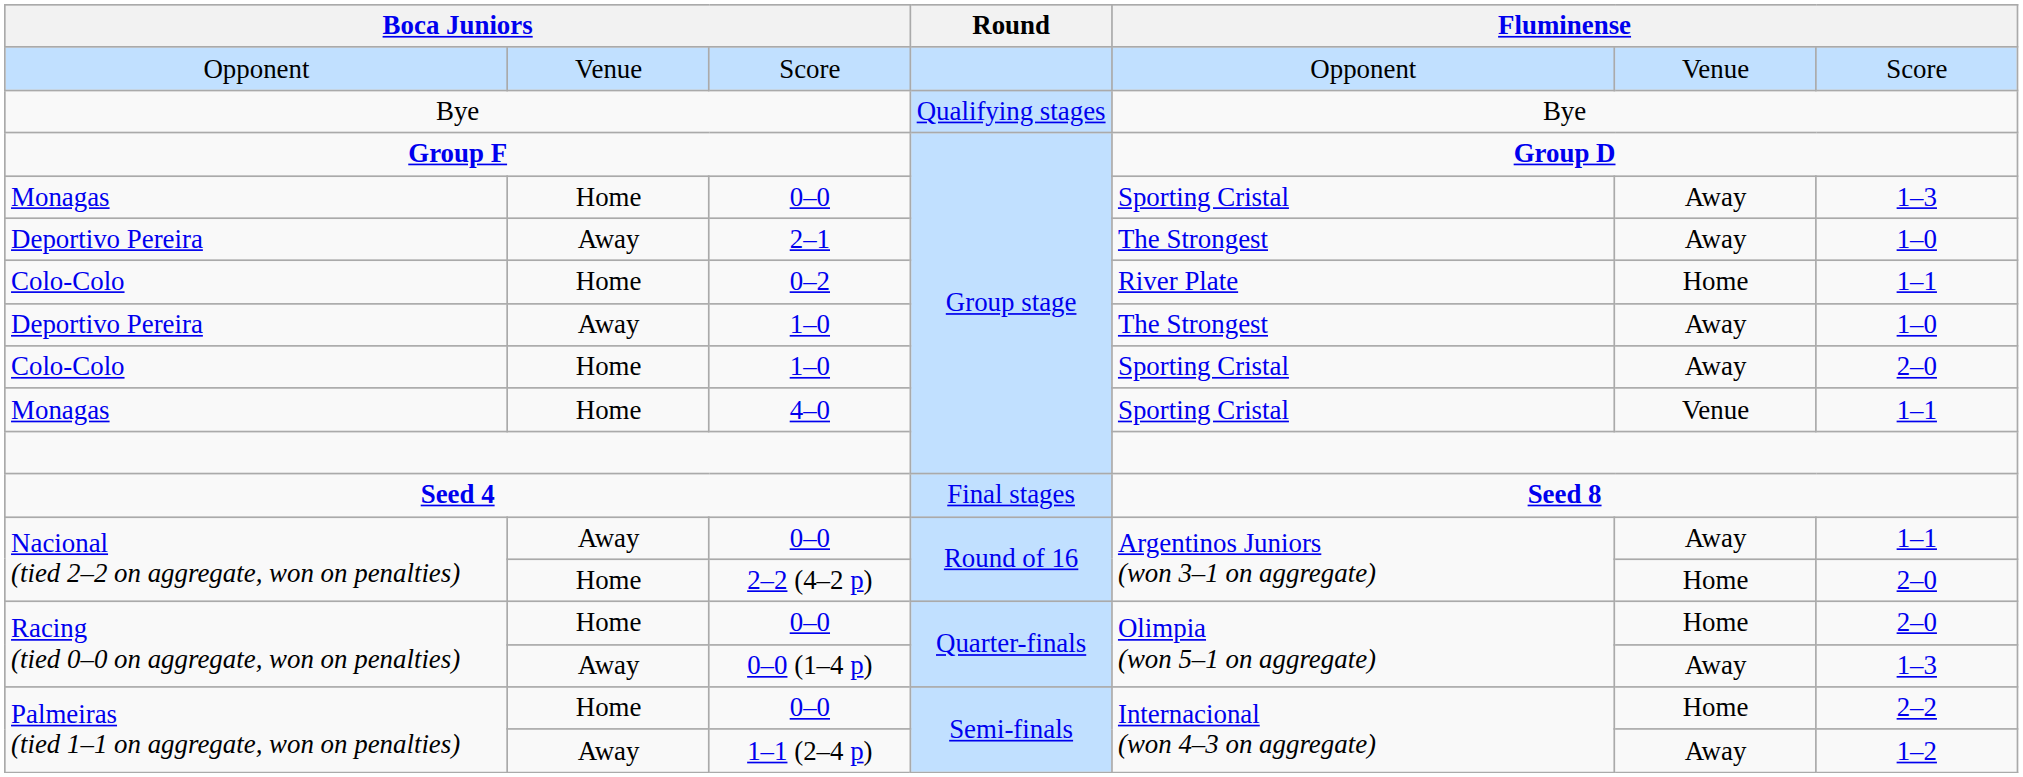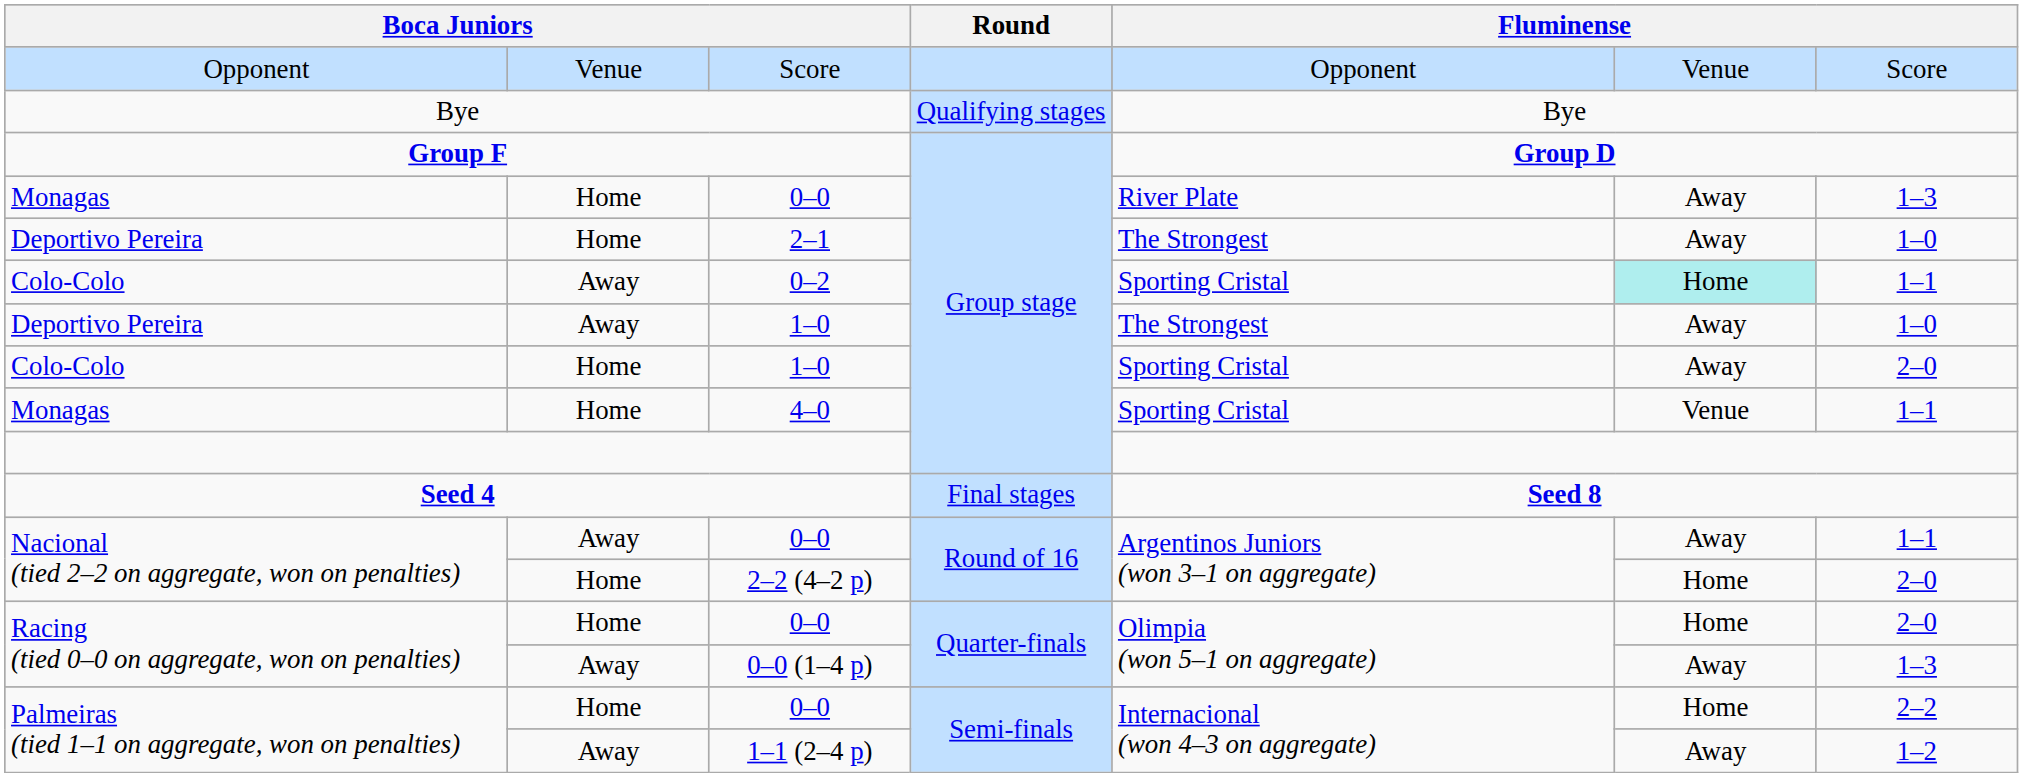(1203, 196) Sporting Cristal -> (1178, 196) River Plate
(609, 238) Away -> (609, 238) Home
(609, 281) Home -> (609, 281) Away
(1178, 281) River Plate -> (1203, 281) Sporting Cristal
(1716, 281) no background -> (1716, 281) paleturquoise background
